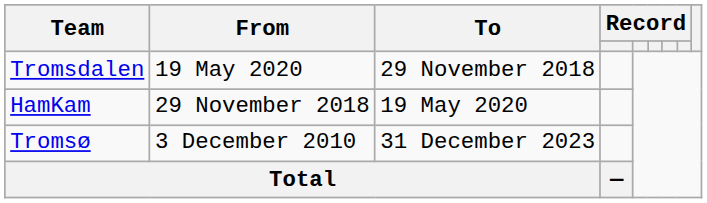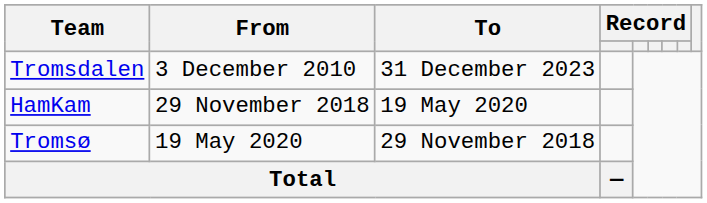(229, 70) 19 May 2020 -> (256, 70) 3 December 2010
(488, 70) 29 November 2018 -> (488, 70) 31 December 2023
(256, 143) 3 December 2010 -> (229, 143) 19 May 2020
(488, 143) 31 December 2023 -> (488, 143) 29 November 2018
